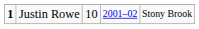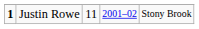(91, 14) 10 -> (91, 14) 11
